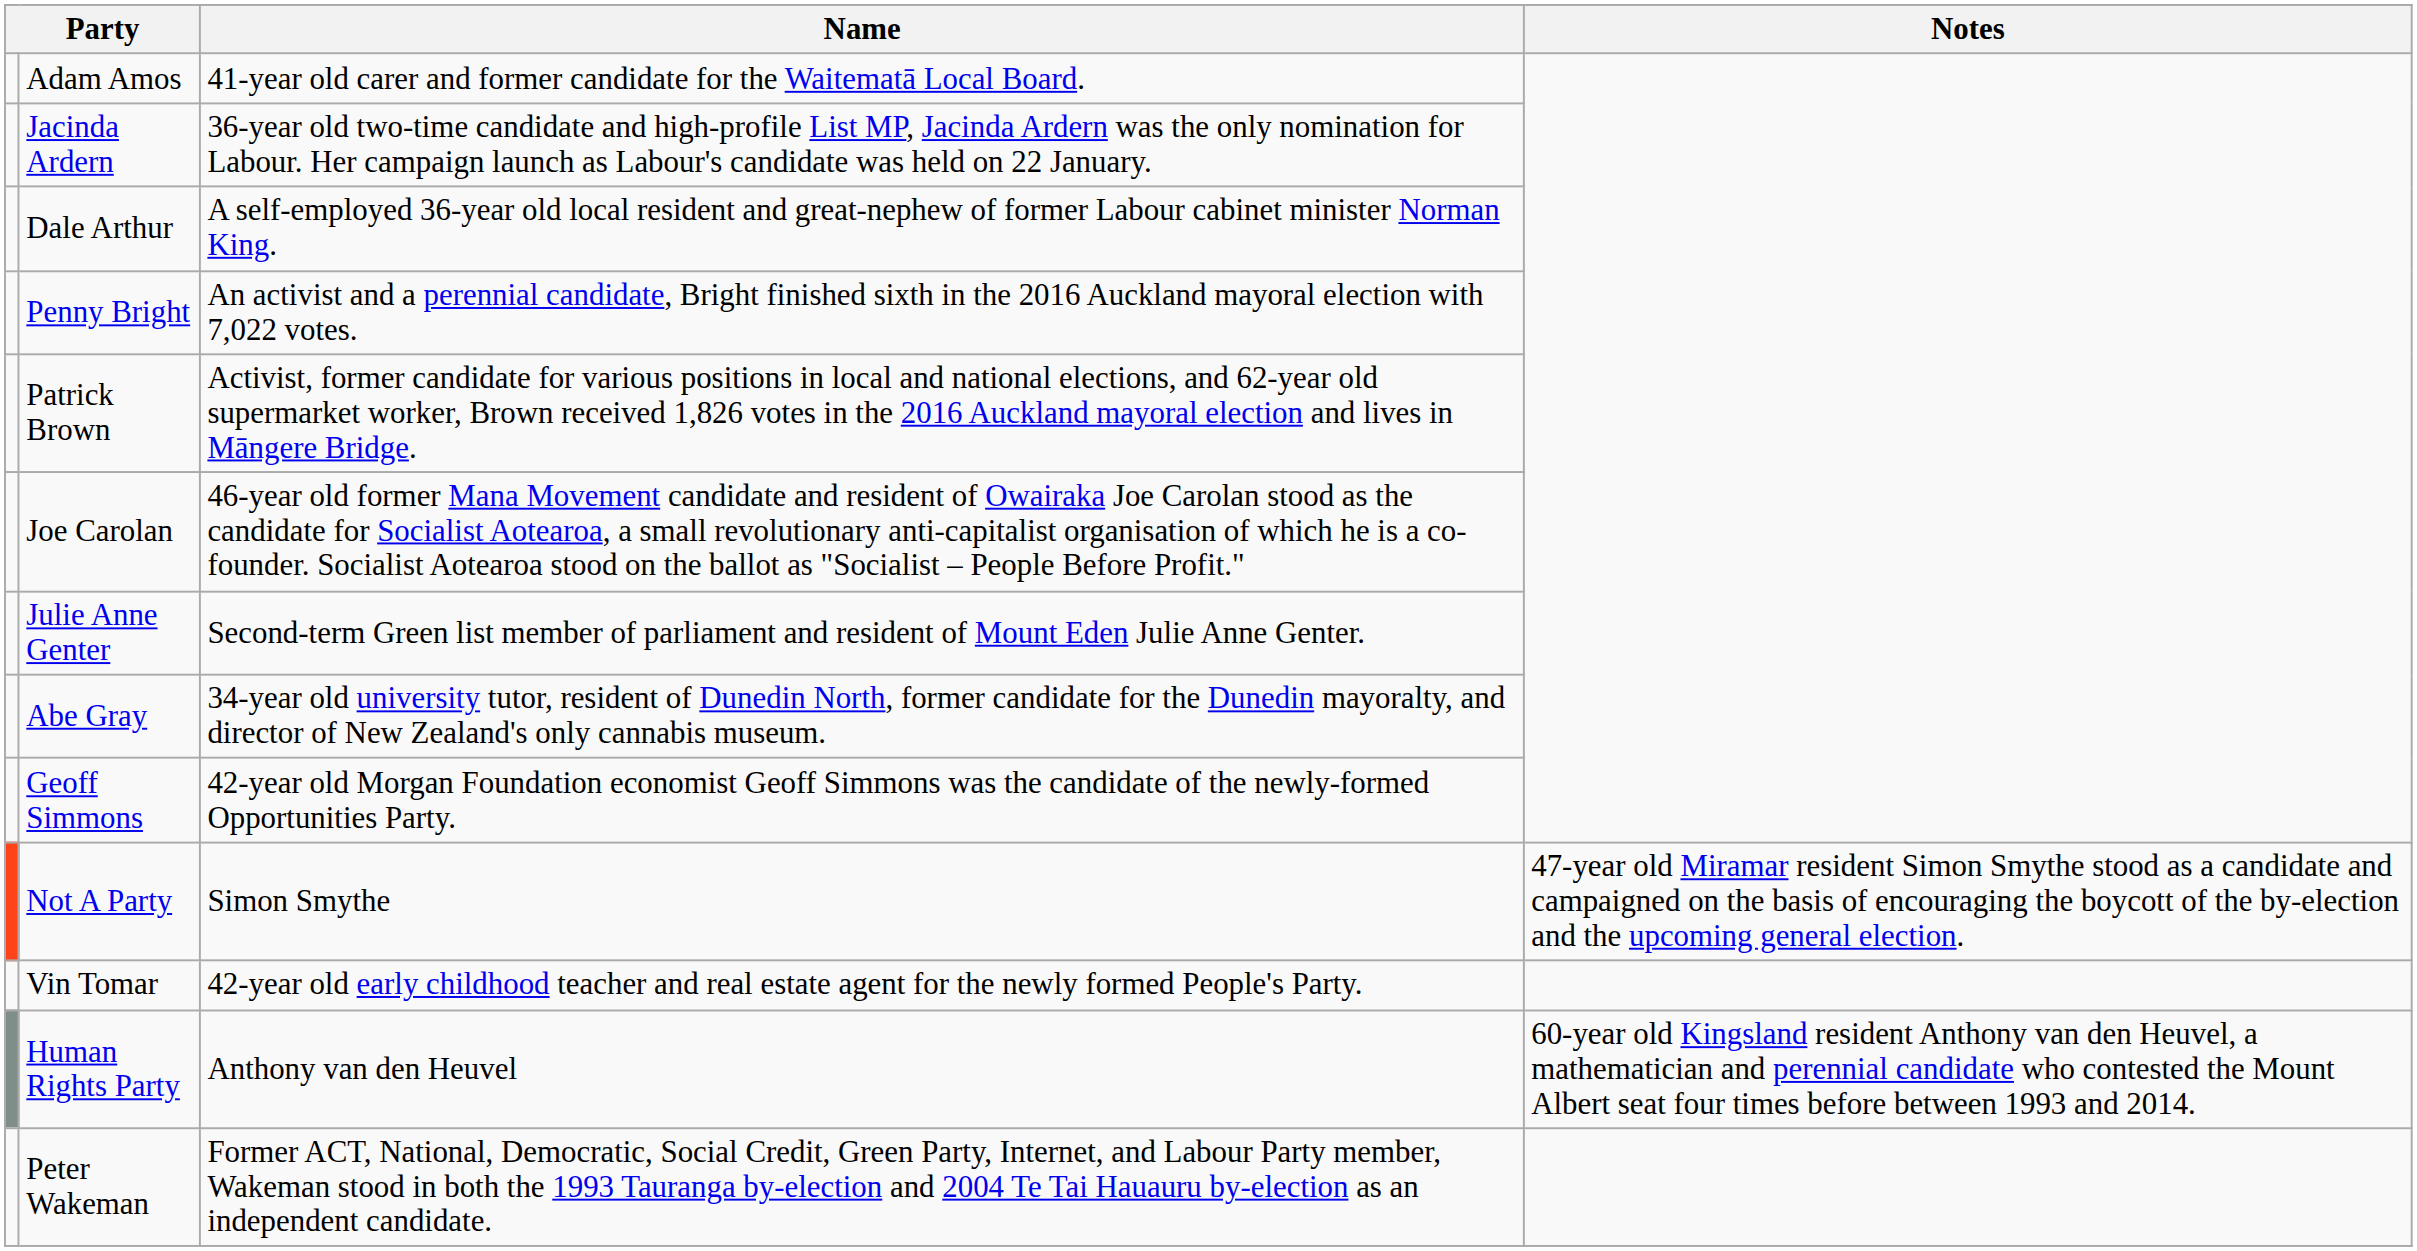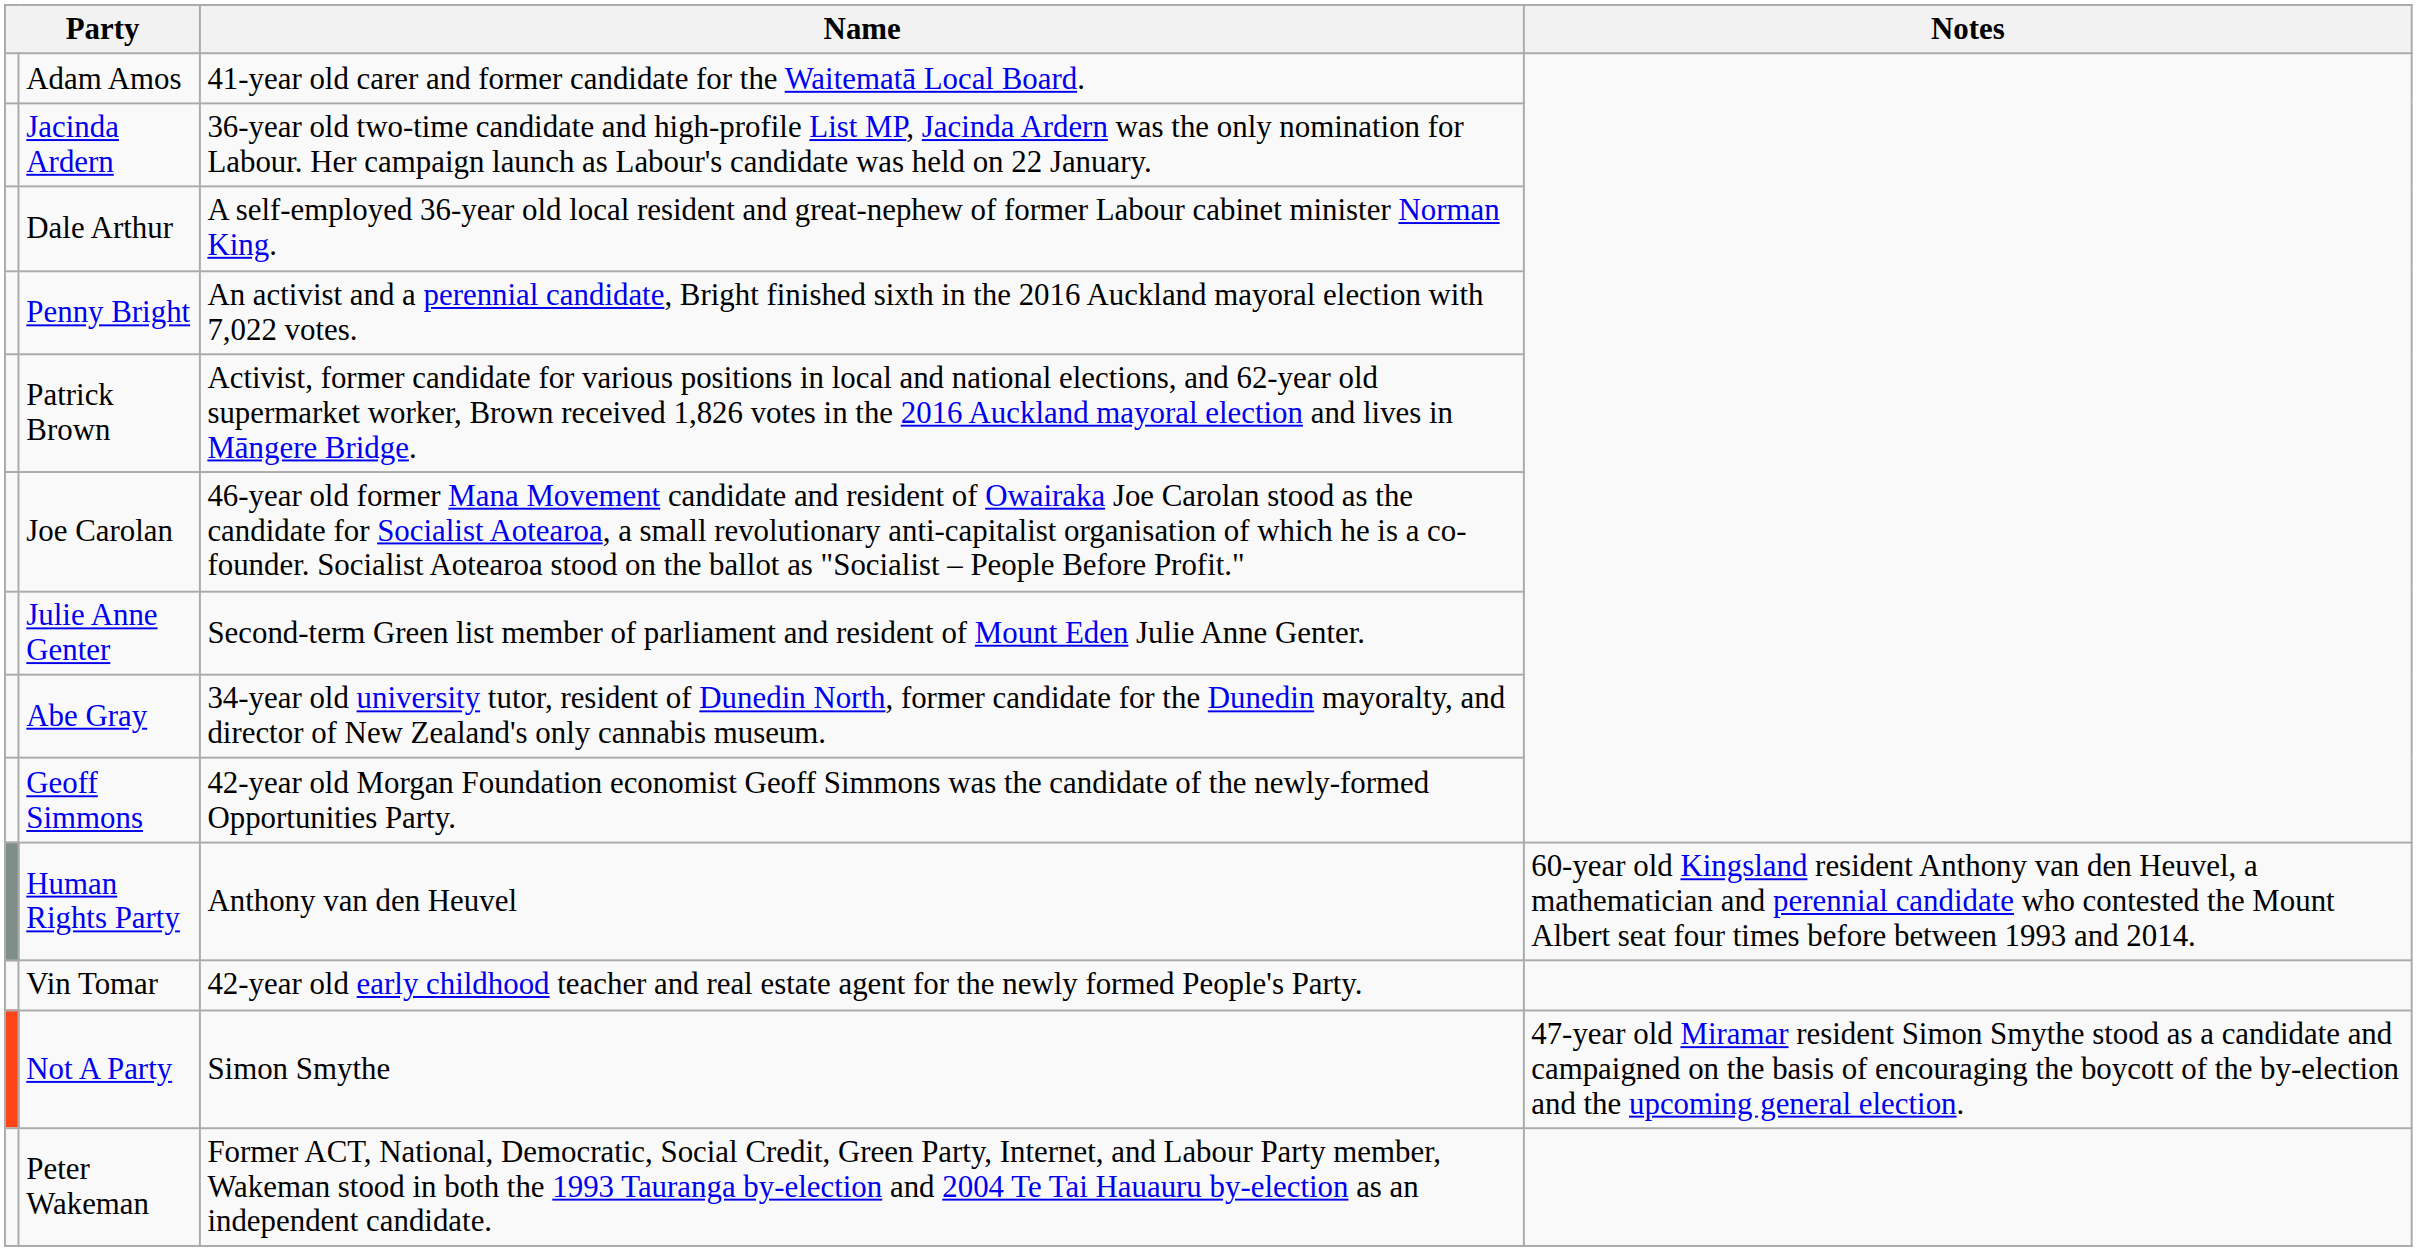rows swapped: (99, 900) <-> (103, 1068)
